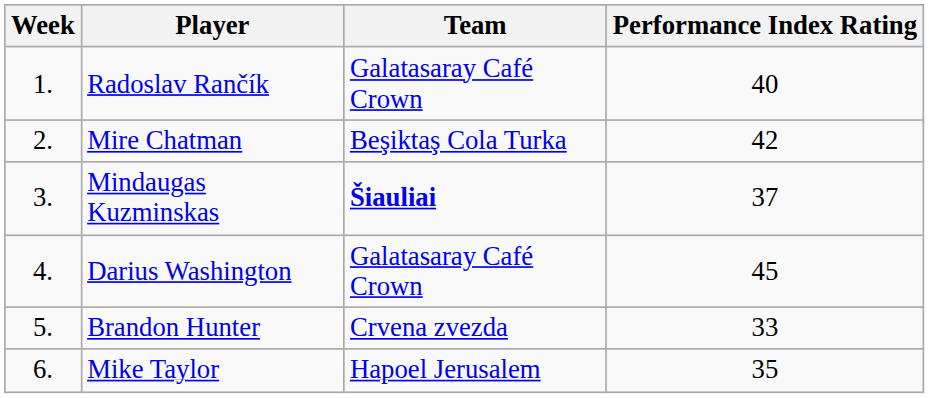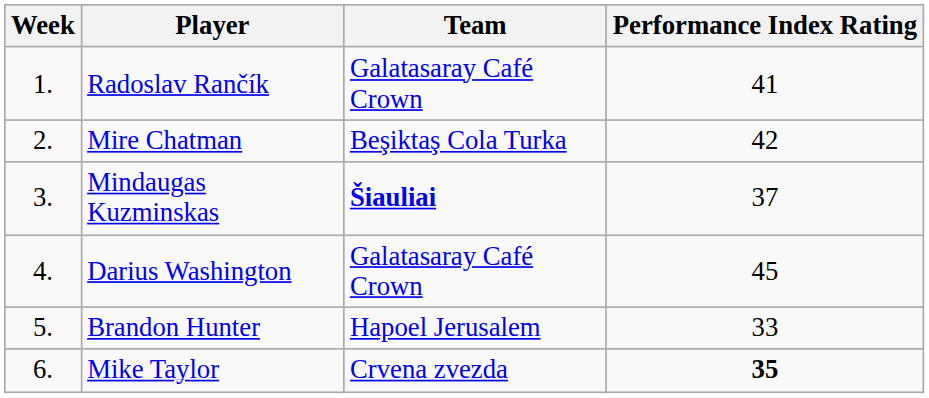(765, 83) 40 -> (765, 83) 41
(429, 327) Crvena zvezda -> (445, 327) Hapoel Jerusalem
(445, 370) Hapoel Jerusalem -> (429, 370) Crvena zvezda
(765, 370) normal -> (765, 370) bold
